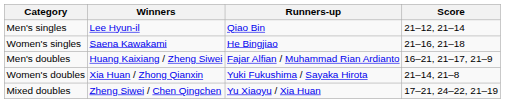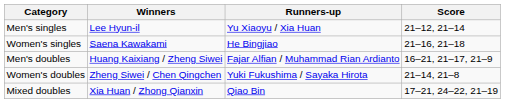(246, 28) Qiao Bin -> (274, 28) Yu Xiaoyu / Xia Huan
(146, 75) Xia Huan / Zhong Qianxin -> (155, 75) Zheng Siwei / Chen Qingchen
(155, 91) Zheng Siwei / Chen Qingchen -> (146, 91) Xia Huan / Zhong Qianxin
(274, 91) Yu Xiaoyu / Xia Huan -> (246, 91) Qiao Bin
